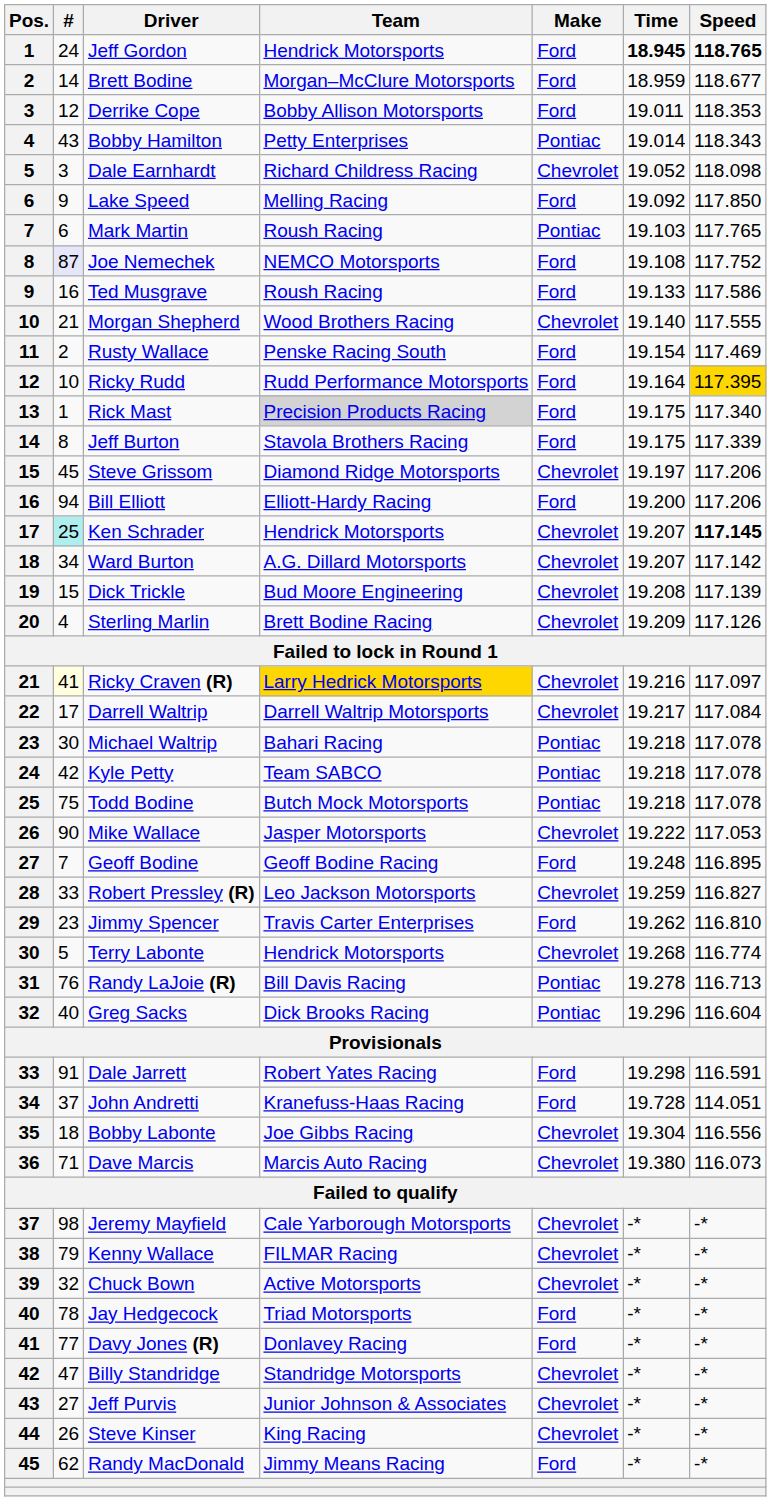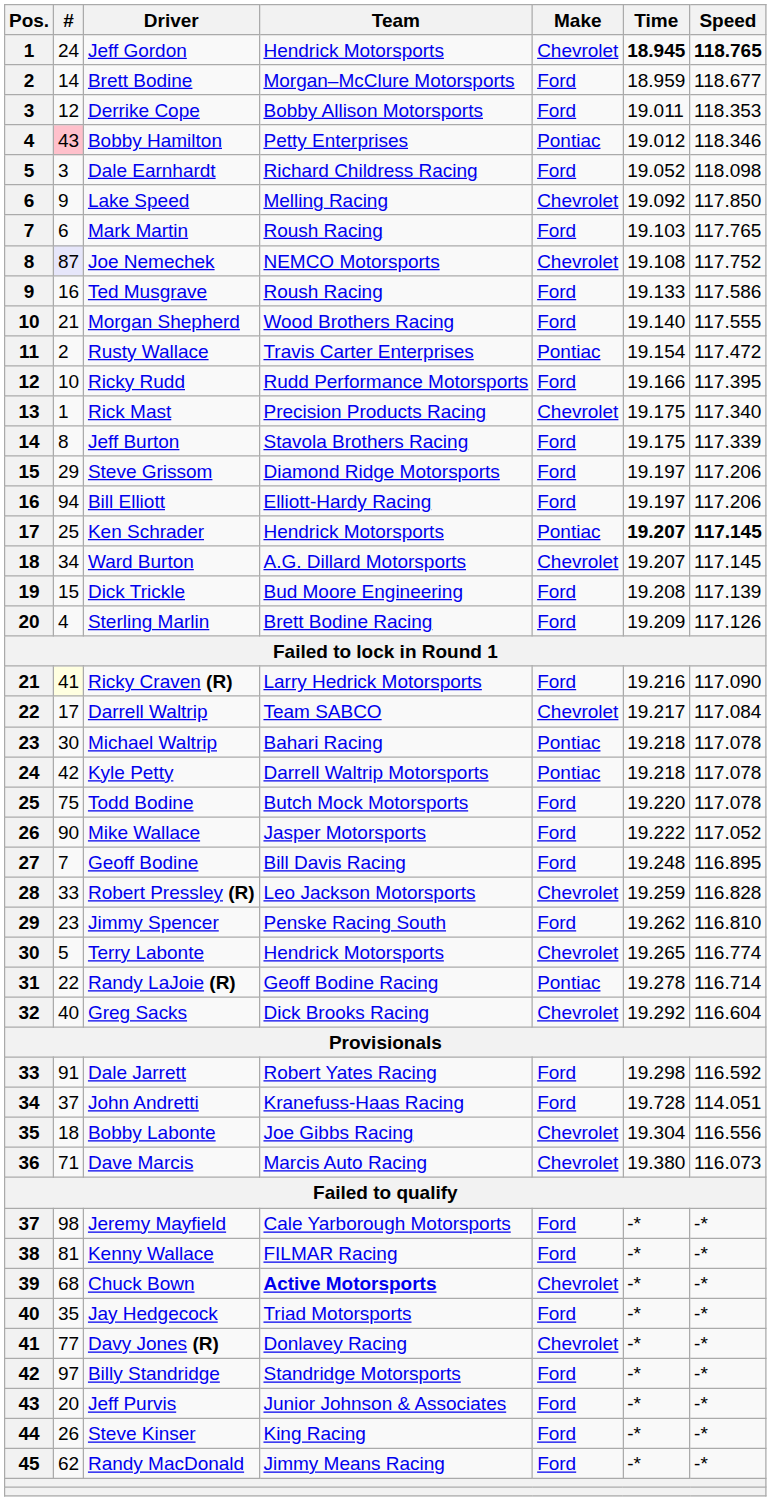(557, 50) Ford -> (578, 50) Chevrolet
(69, 140) no background -> (69, 140) pink background
(656, 140) 19.014 -> (656, 140) 19.012
(728, 140) 118.343 -> (728, 140) 118.346
(578, 170) Chevrolet -> (557, 170) Ford
(557, 200) Ford -> (578, 200) Chevrolet
(569, 230) Pontiac -> (557, 230) Ford
(557, 260) Ford -> (578, 260) Chevrolet
(578, 321) Chevrolet -> (557, 321) Ford
(355, 351) Penske Racing South -> (369, 351) Travis Carter Enterprises
(557, 351) Ford -> (569, 351) Pontiac
(728, 351) 117.469 -> (728, 351) 117.472
(656, 381) 19.164 -> (656, 381) 19.166
(728, 381) gold background -> (728, 381) no background
(375, 411) lightgrey background -> (375, 411) no background
(557, 411) Ford -> (578, 411) Chevrolet
(69, 471) 45 -> (69, 471) 29
(578, 471) Chevrolet -> (557, 471) Ford
(656, 501) 19.200 -> (656, 501) 19.197
(69, 531) paleturquoise background -> (69, 531) no background
(578, 531) Chevrolet -> (569, 531) Pontiac
(656, 531) normal -> (656, 531) bold
(728, 561) 117.142 -> (728, 561) 117.145
(578, 591) Chevrolet -> (557, 591) Ford
(578, 621) Chevrolet -> (557, 621) Ford
(373, 682) gold background -> (373, 682) no background
(578, 682) Chevrolet -> (557, 682) Ford
(728, 682) 117.097 -> (728, 682) 117.090
(376, 712) Darrell Waltrip Motorsports -> (323, 712) Team SABCO
(323, 772) Team SABCO -> (376, 772) Darrell Waltrip Motorsports
(569, 802) Pontiac -> (557, 802) Ford
(656, 802) 19.218 -> (656, 802) 19.220
(578, 832) Chevrolet -> (557, 832) Ford
(728, 832) 117.053 -> (728, 832) 117.052
(351, 862) Geoff Bodine Racing -> (335, 862) Bill Davis Racing
(728, 892) 116.827 -> (728, 892) 116.828
(369, 922) Travis Carter Enterprises -> (355, 922) Penske Racing South
(656, 952) 19.268 -> (656, 952) 19.265
(69, 982) 76 -> (69, 982) 22
(335, 982) Bill Davis Racing -> (351, 982) Geoff Bodine Racing
(728, 982) 116.713 -> (728, 982) 116.714
(569, 1012) Pontiac -> (578, 1012) Chevrolet
(656, 1012) 19.296 -> (656, 1012) 19.292
(728, 1073) 116.591 -> (728, 1073) 116.592
(578, 1223) Chevrolet -> (557, 1223) Ford
(69, 1253) 79 -> (69, 1253) 81
(578, 1253) Chevrolet -> (557, 1253) Ford
(69, 1283) 32 -> (69, 1283) 68
(342, 1283) normal -> (350, 1283) bold
(69, 1313) 78 -> (69, 1313) 35
(557, 1343) Ford -> (578, 1343) Chevrolet
(69, 1373) 47 -> (69, 1373) 97
(578, 1373) Chevrolet -> (557, 1373) Ford
(69, 1403) 27 -> (69, 1403) 20
(578, 1403) Chevrolet -> (557, 1403) Ford
(578, 1434) Chevrolet -> (557, 1434) Ford
